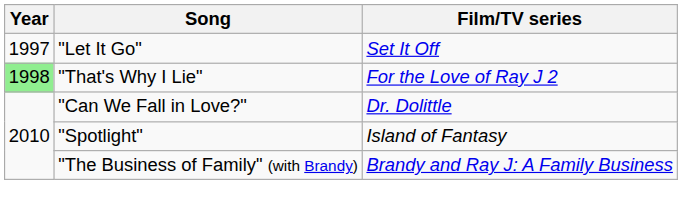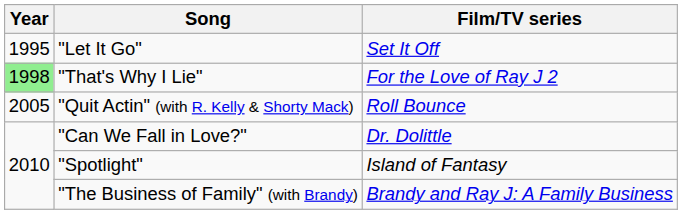(29, 48) 1997 -> (29, 48) 1995
+ row: (206, 106)
